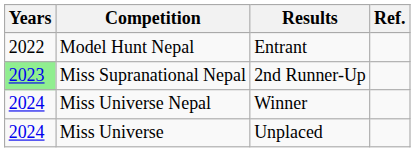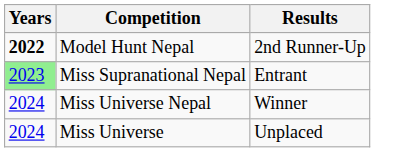- column: (390, 18)
(27, 47) normal -> (27, 47) bold
(281, 47) Entrant -> (310, 47) 2nd Runner-Up
(310, 75) 2nd Runner-Up -> (281, 75) Entrant
